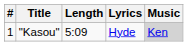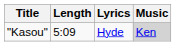- column: (10, 13)
